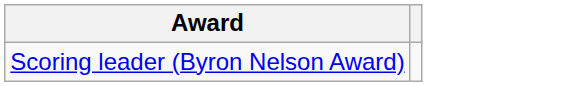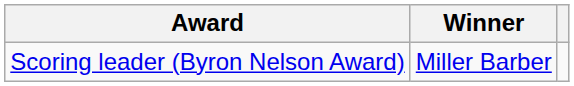+ column: (484, 23)
